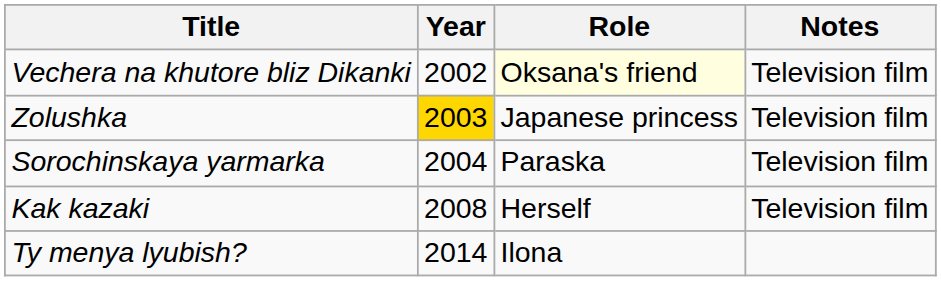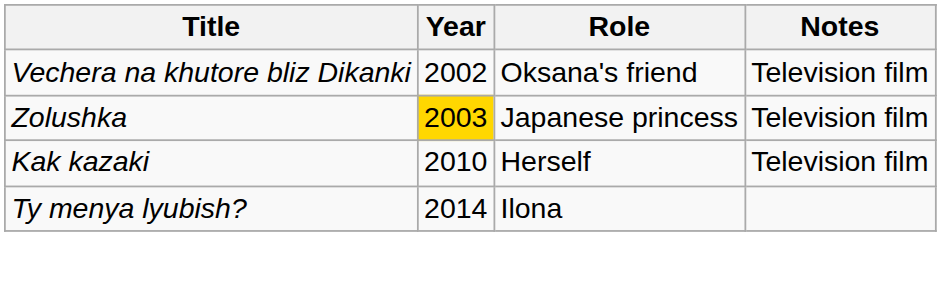(599, 72) lightyellow background -> (599, 72) no background
- row: (168, 162)
(456, 207) 2008 -> (456, 162) 2010
